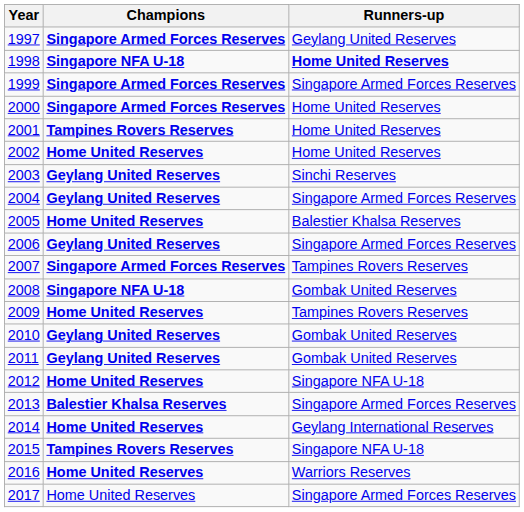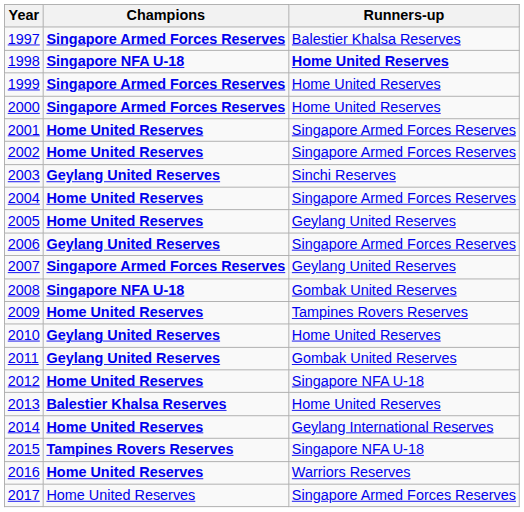(374, 38) Geylang United Reserves -> (376, 38) Balestier Khalsa Reserves
(404, 84) Singapore Armed Forces Reserves -> (366, 84) Home United Reserves
(140, 130) Tampines Rovers Reserves -> (125, 130) Home United Reserves
(366, 130) Home United Reserves -> (404, 130) Singapore Armed Forces Reserves
(366, 152) Home United Reserves -> (404, 152) Singapore Armed Forces Reserves
(133, 198) Geylang United Reserves -> (125, 198) Home United Reserves
(376, 221) Balestier Khalsa Reserves -> (374, 221) Geylang United Reserves
(380, 267) Tampines Rovers Reserves -> (374, 267) Geylang United Reserves
(374, 335) Gombak United Reserves -> (366, 335) Home United Reserves
(404, 404) Singapore Armed Forces Reserves -> (366, 404) Home United Reserves
